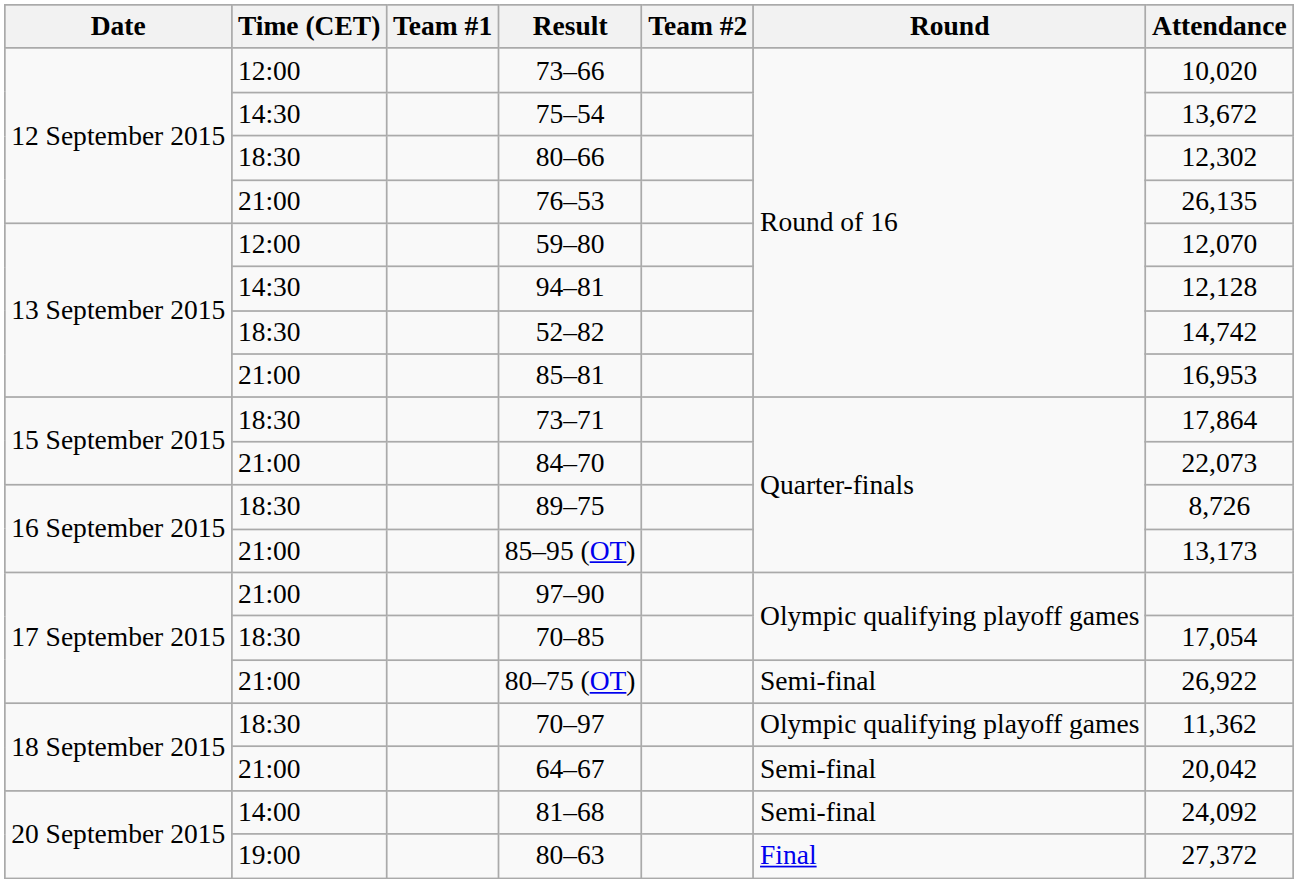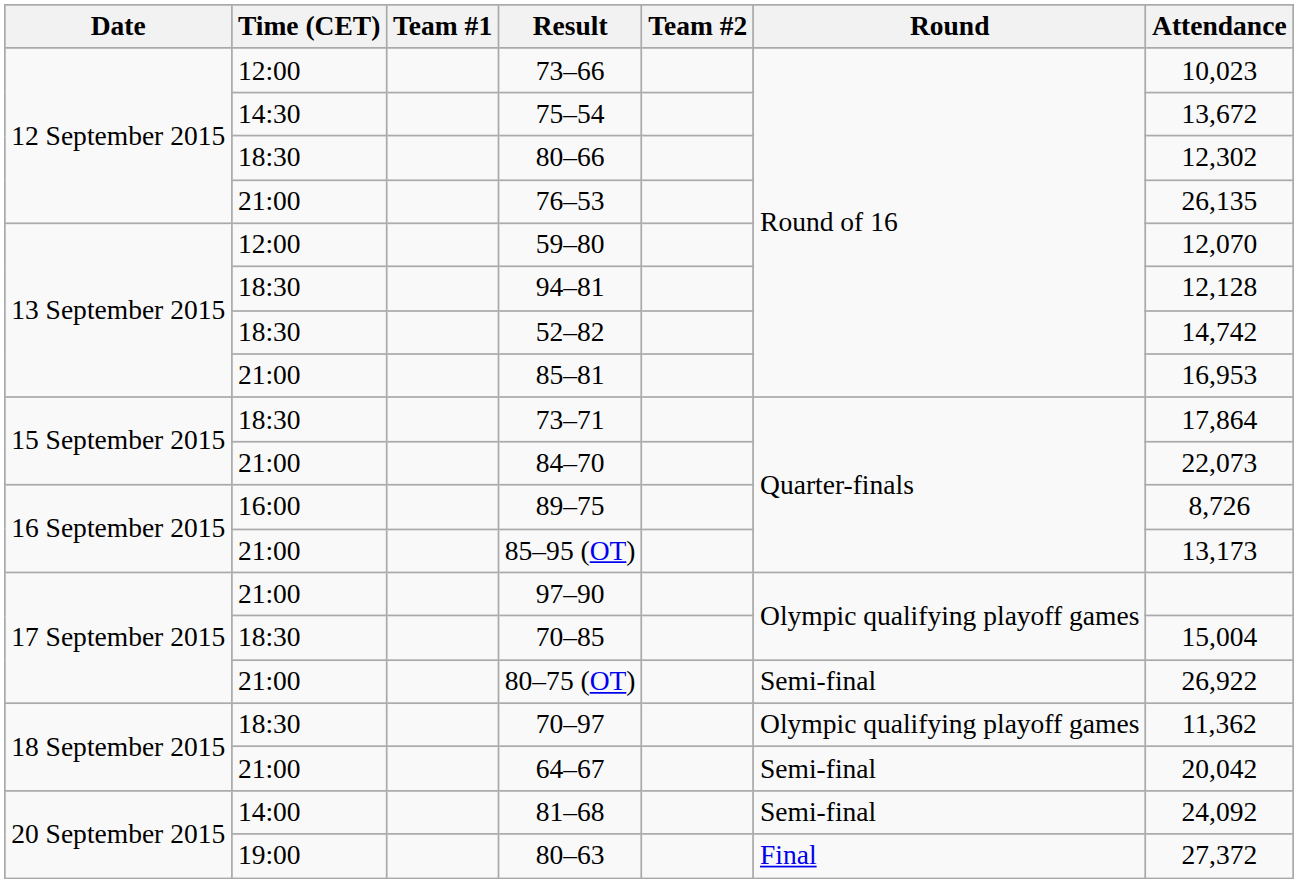(1219, 69) 10,020 -> (1219, 69) 10,023
(269, 288) 14:30 -> (269, 288) 18:30
(269, 506) 18:30 -> (269, 506) 16:00
(1219, 637) 17,054 -> (1219, 637) 15,004
